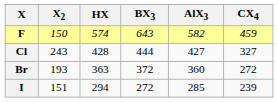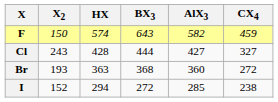(145, 69) 372 -> (145, 69) 368
(59, 87) 151 -> (59, 87) 152
(248, 87) 239 -> (248, 87) 238
